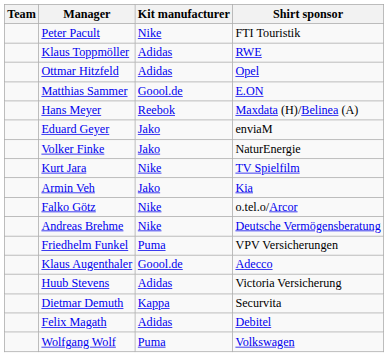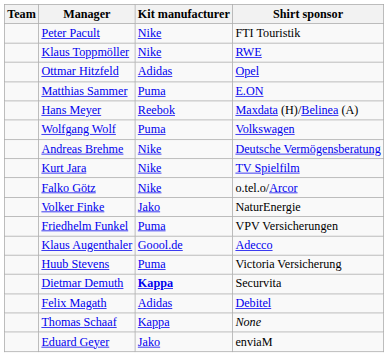(155, 52) Adidas -> (150, 52) Nike
(160, 91) Goool.de -> (152, 91) Puma
rows swapped: (75, 129) <-> (79, 341)
rows swapped: (73, 149) <-> (82, 226)
- row: (68, 187)
(155, 284) Adidas -> (152, 264) Puma
(154, 303) normal -> (155, 284) bold
+ row: (79, 322)
